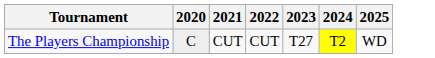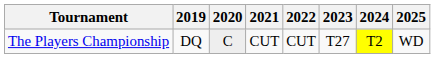+ column: (191, 16)
